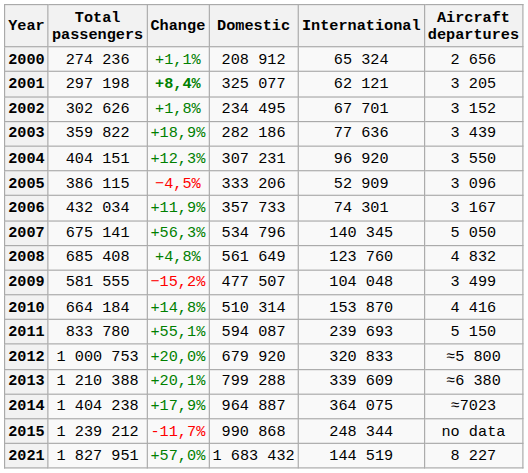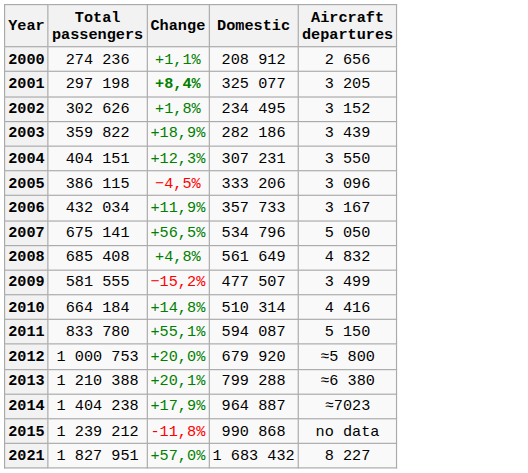- column: (361, 26)
(178, 233) +56,3% -> (178, 233) +56,5%
(178, 431) -11,7% -> (178, 431) -11,8%
